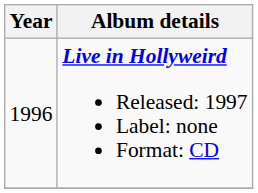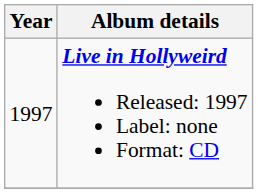(31, 113) 1996 -> (31, 113) 1997
